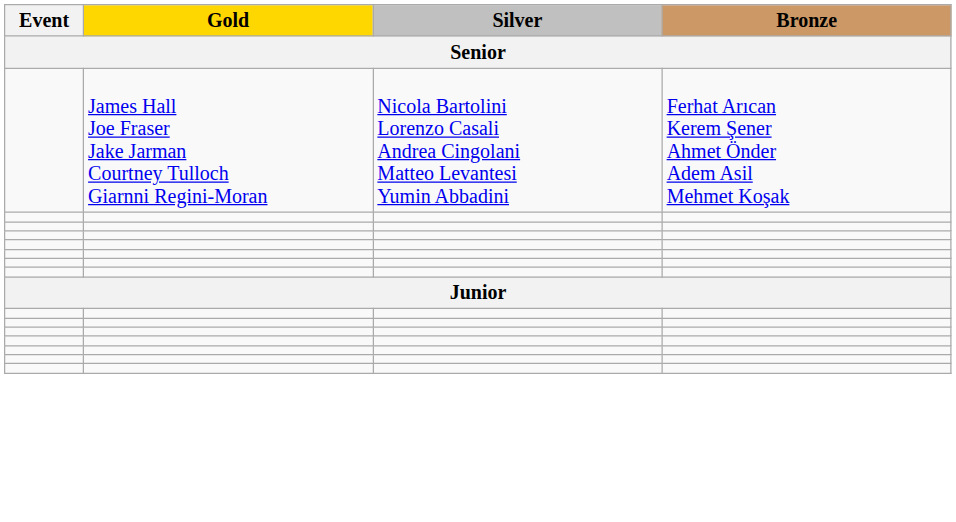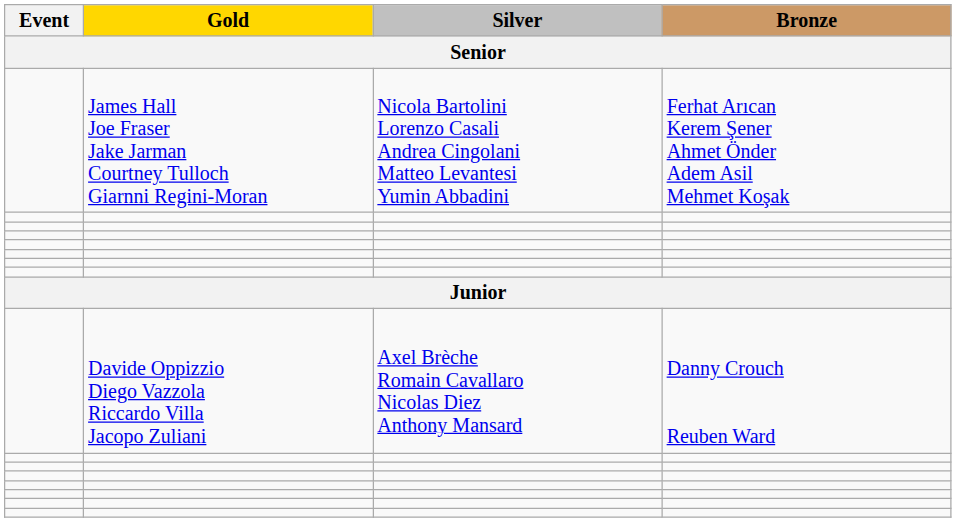+ row: (156, 403)
